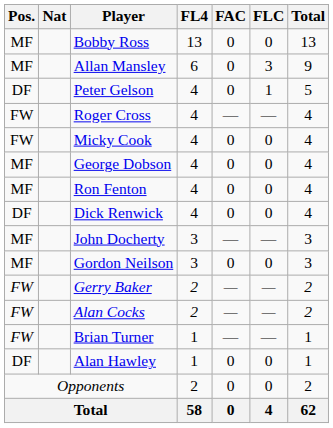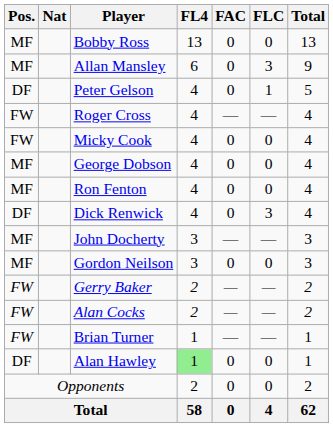(269, 213) 0 -> (269, 213) 3
(194, 361) no background -> (194, 361) lightgreen background
